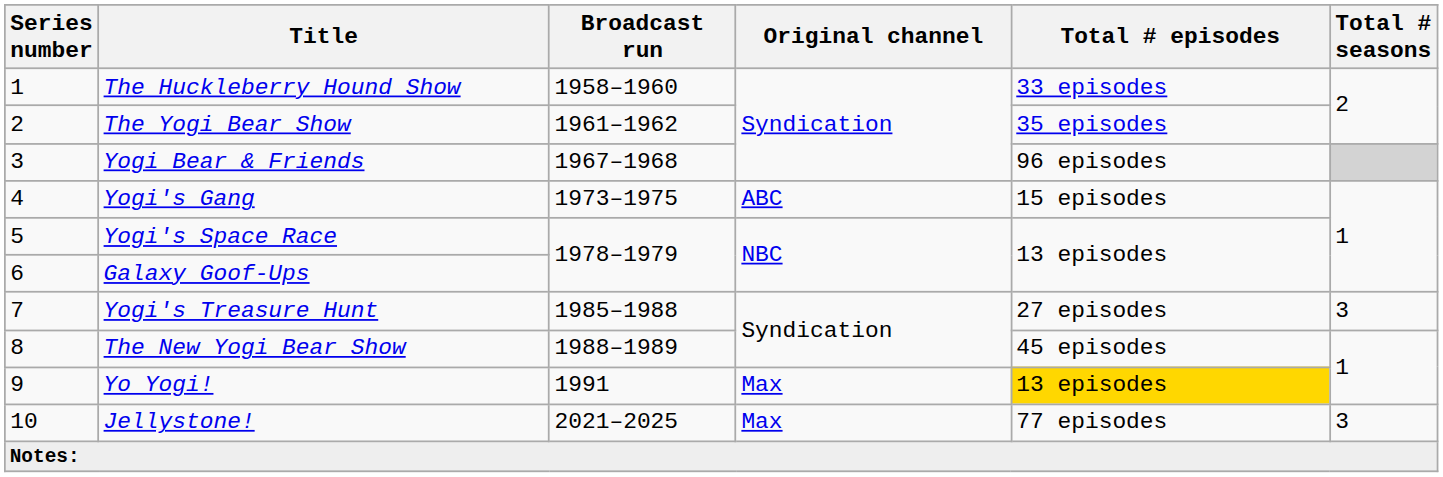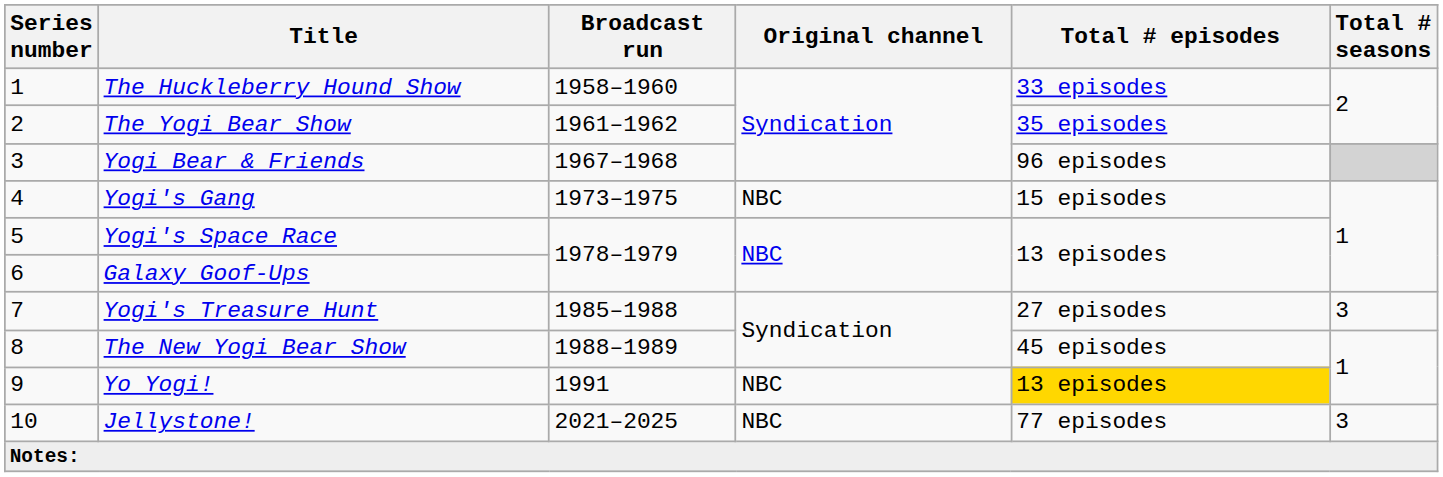(762, 199) ABC -> (762, 199) NBC
(762, 386) Max -> (762, 386) NBC
(762, 423) Max -> (762, 423) NBC
